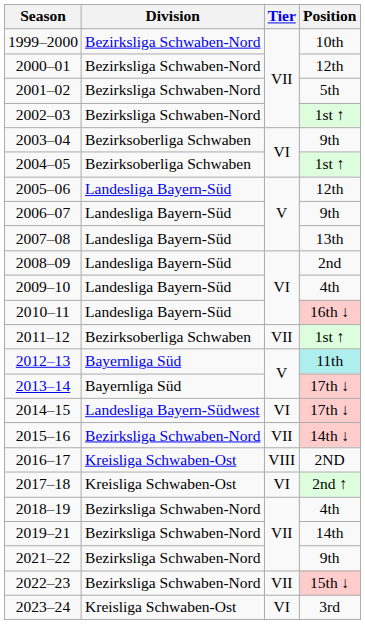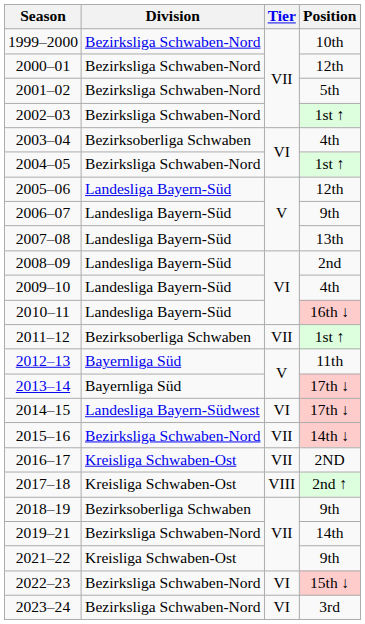(330, 139) 9th -> (330, 139) 4th
(168, 164) Bezirksoberliga Schwaben -> (173, 164) Bezirksliga Schwaben-Nord
(330, 361) paleturquoise background -> (330, 361) no background
(282, 459) VIII -> (282, 459) VII
(282, 484) VI -> (282, 484) VIII
(173, 509) Bezirksliga Schwaben-Nord -> (168, 509) Bezirksoberliga Schwaben
(330, 509) 4th -> (330, 509) 9th
(173, 558) Bezirksliga Schwaben-Nord -> (161, 558) Kreisliga Schwaben-Ost
(282, 582) VII -> (282, 582) VI
(161, 607) Kreisliga Schwaben-Ost -> (173, 607) Bezirksliga Schwaben-Nord
